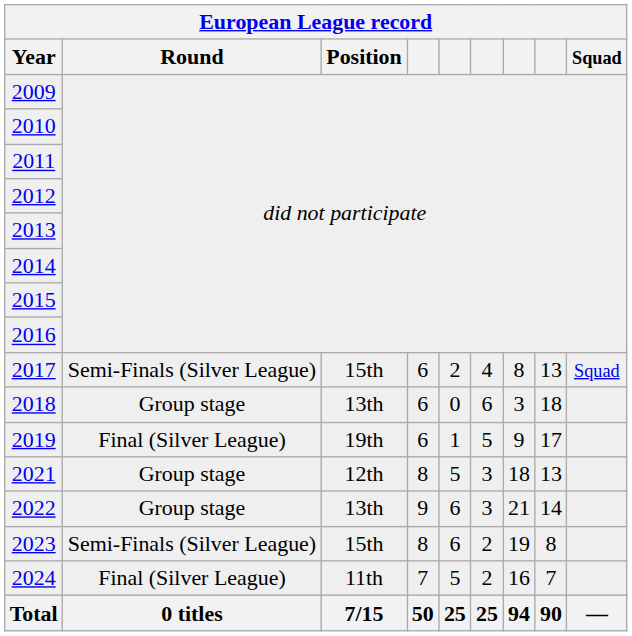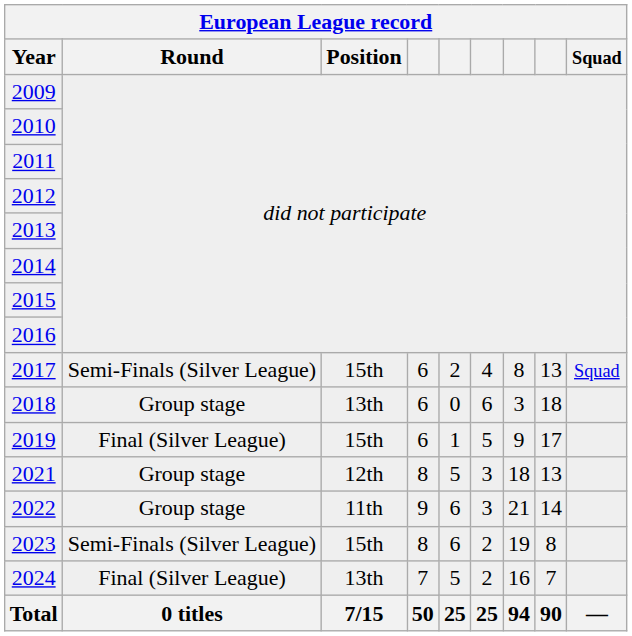(364, 439) 19th -> (364, 439) 15th
(364, 508) 13th -> (364, 508) 11th
(364, 578) 11th -> (364, 578) 13th
